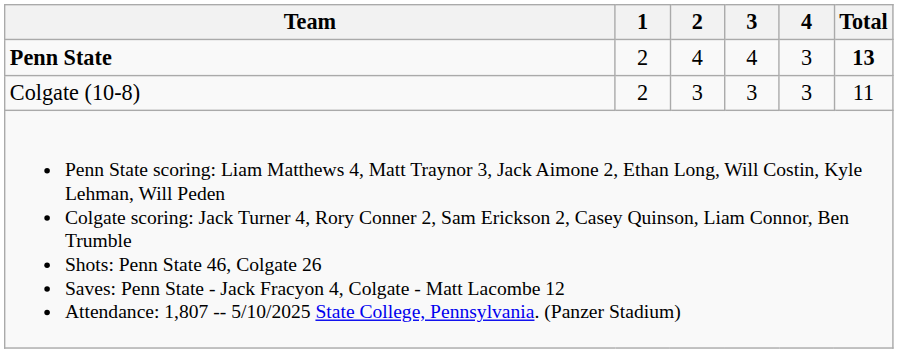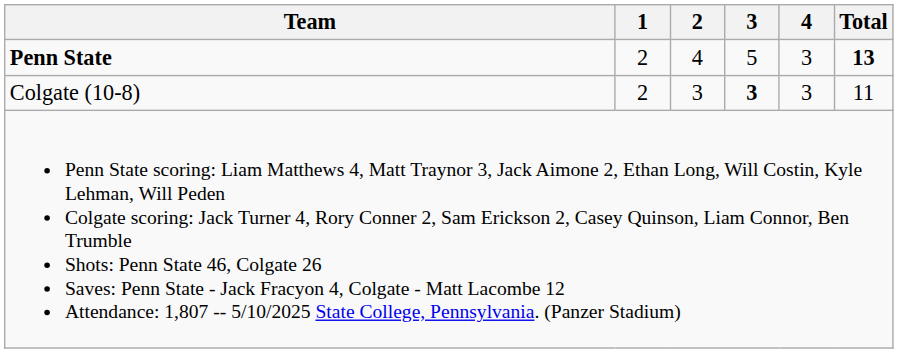(752, 57) 4 -> (752, 57) 5
(752, 92) normal -> (752, 92) bold
